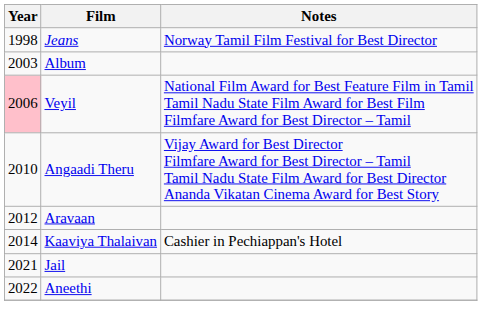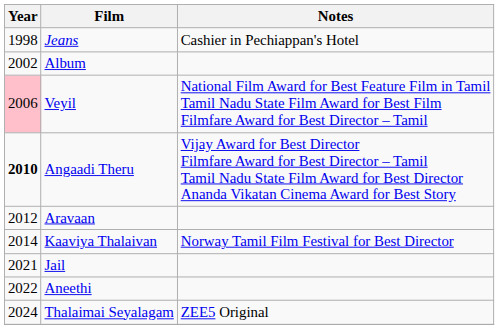(300, 39) Norway Tamil Film Festival for Best Director -> (270, 39) Cashier in Pechiappan's Hotel
(23, 63) 2003 -> (23, 63) 2002
(23, 169) normal -> (23, 169) bold
(253, 241) Cashier in Pechiappan's Hotel -> (317, 241) Norway Tamil Film Festival for Best Director
+ row: (109, 312)
